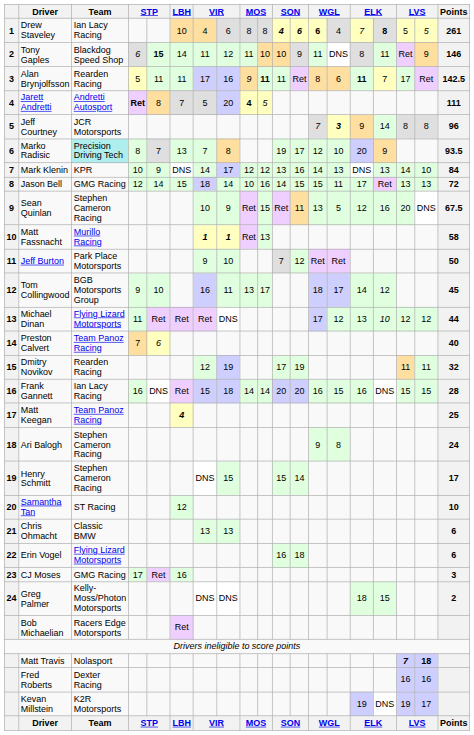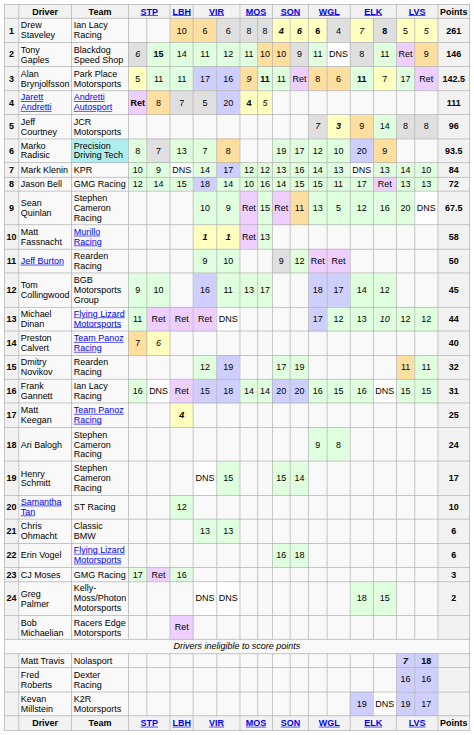(205, 30) 4 -> (205, 30) 6
(91, 78) Rearden Racing -> (97, 78) Park Place Motorsports
(97, 261) Park Place Motorsports -> (91, 261) Rearden Racing
(281, 261) 7 -> (281, 261) 9
(454, 391) 28 -> (454, 391) 31
